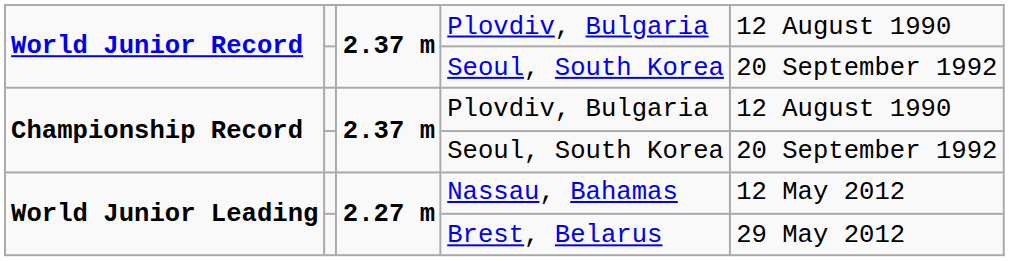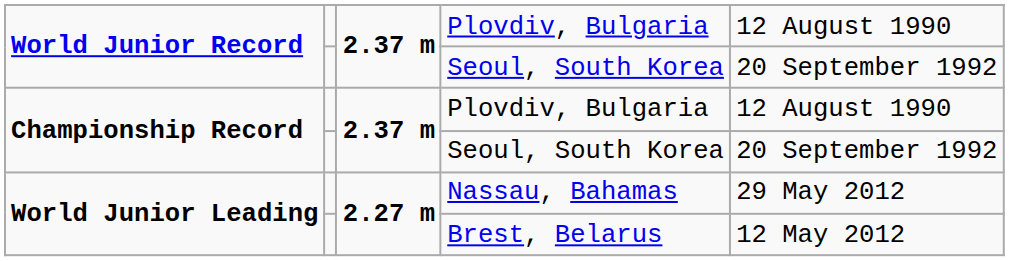(821, 193) 12 May 2012 -> (821, 193) 29 May 2012
(821, 235) 29 May 2012 -> (821, 235) 12 May 2012
